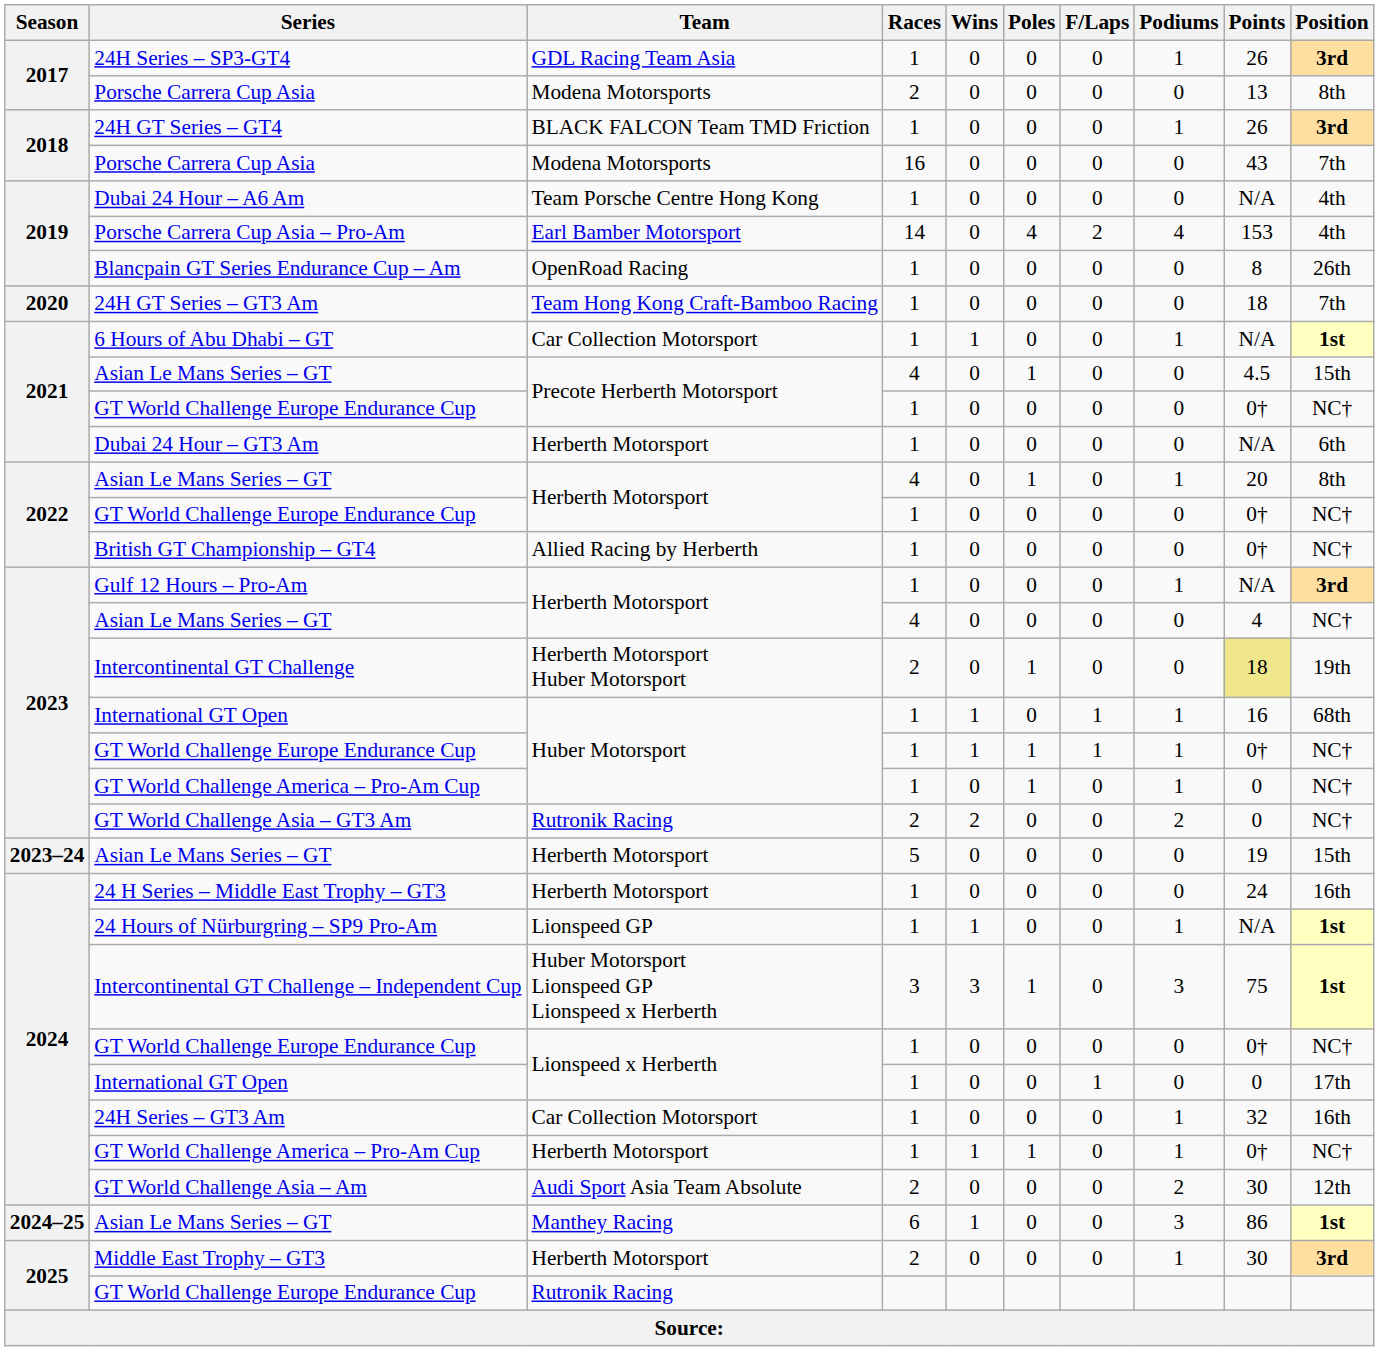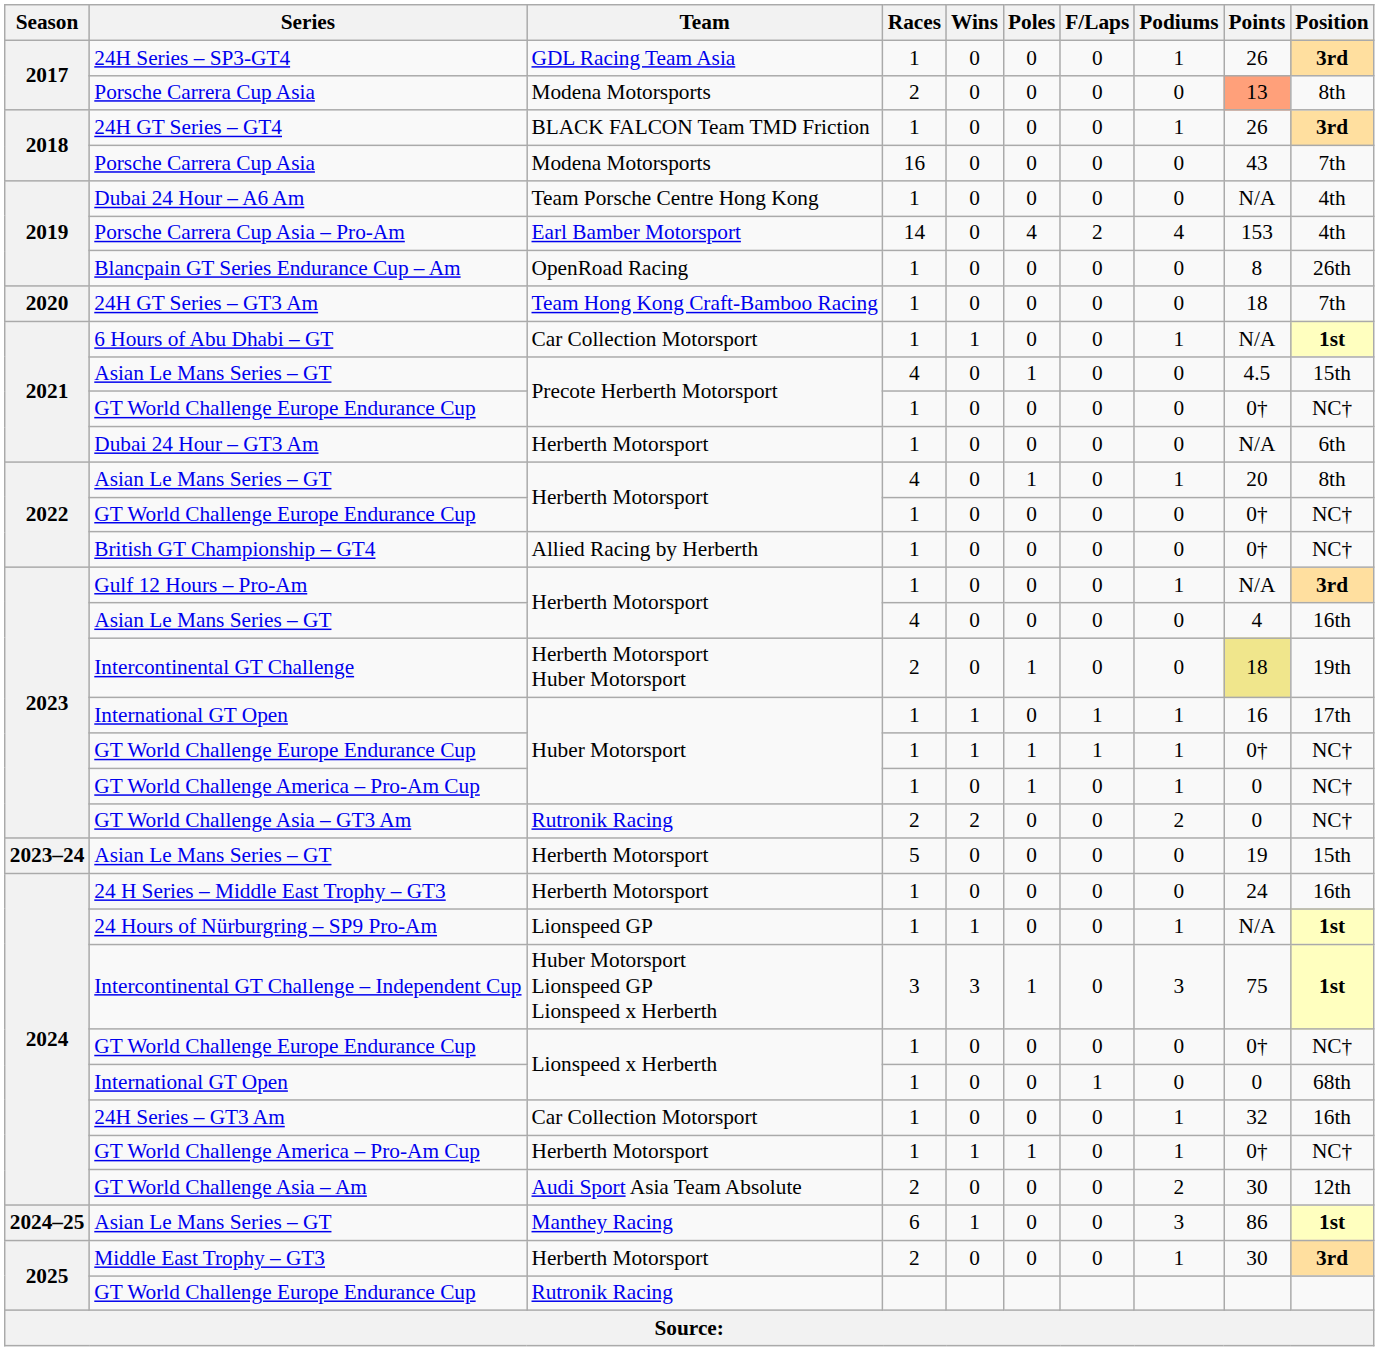(1257, 92) no background -> (1257, 92) lightsalmon background
(1332, 620) NC† -> (1332, 620) 16th
(1332, 715) 68th -> (1332, 715) 17th
(1332, 1082) 17th -> (1332, 1082) 68th
